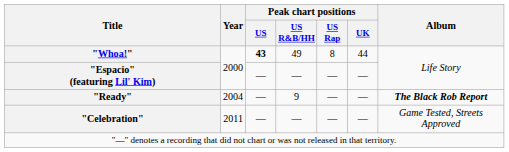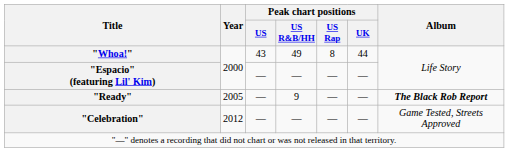(261, 54) bold -> (261, 54) normal
(233, 97) 2004 -> (233, 97) 2005
(233, 119) 2011 -> (233, 119) 2012
